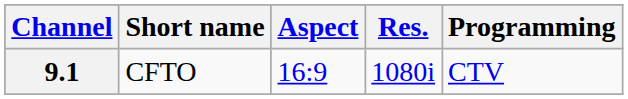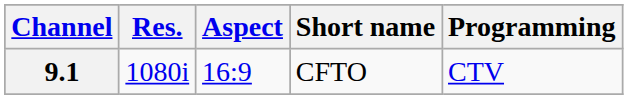columns swapped: (403, 26) <-> (195, 26)
